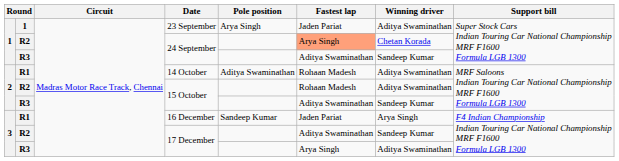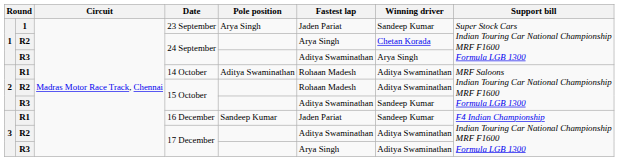(415, 25) Aditya Swaminathan -> (406, 25) Sandeep Kumar
(319, 41) lightsalmon background -> (319, 41) no background
(406, 57) Sandeep Kumar -> (398, 57) Arya Singh
(398, 117) Arya Singh -> (406, 117) Sandeep Kumar
(406, 133) Sandeep Kumar -> (415, 133) Aditya Swaminathan
